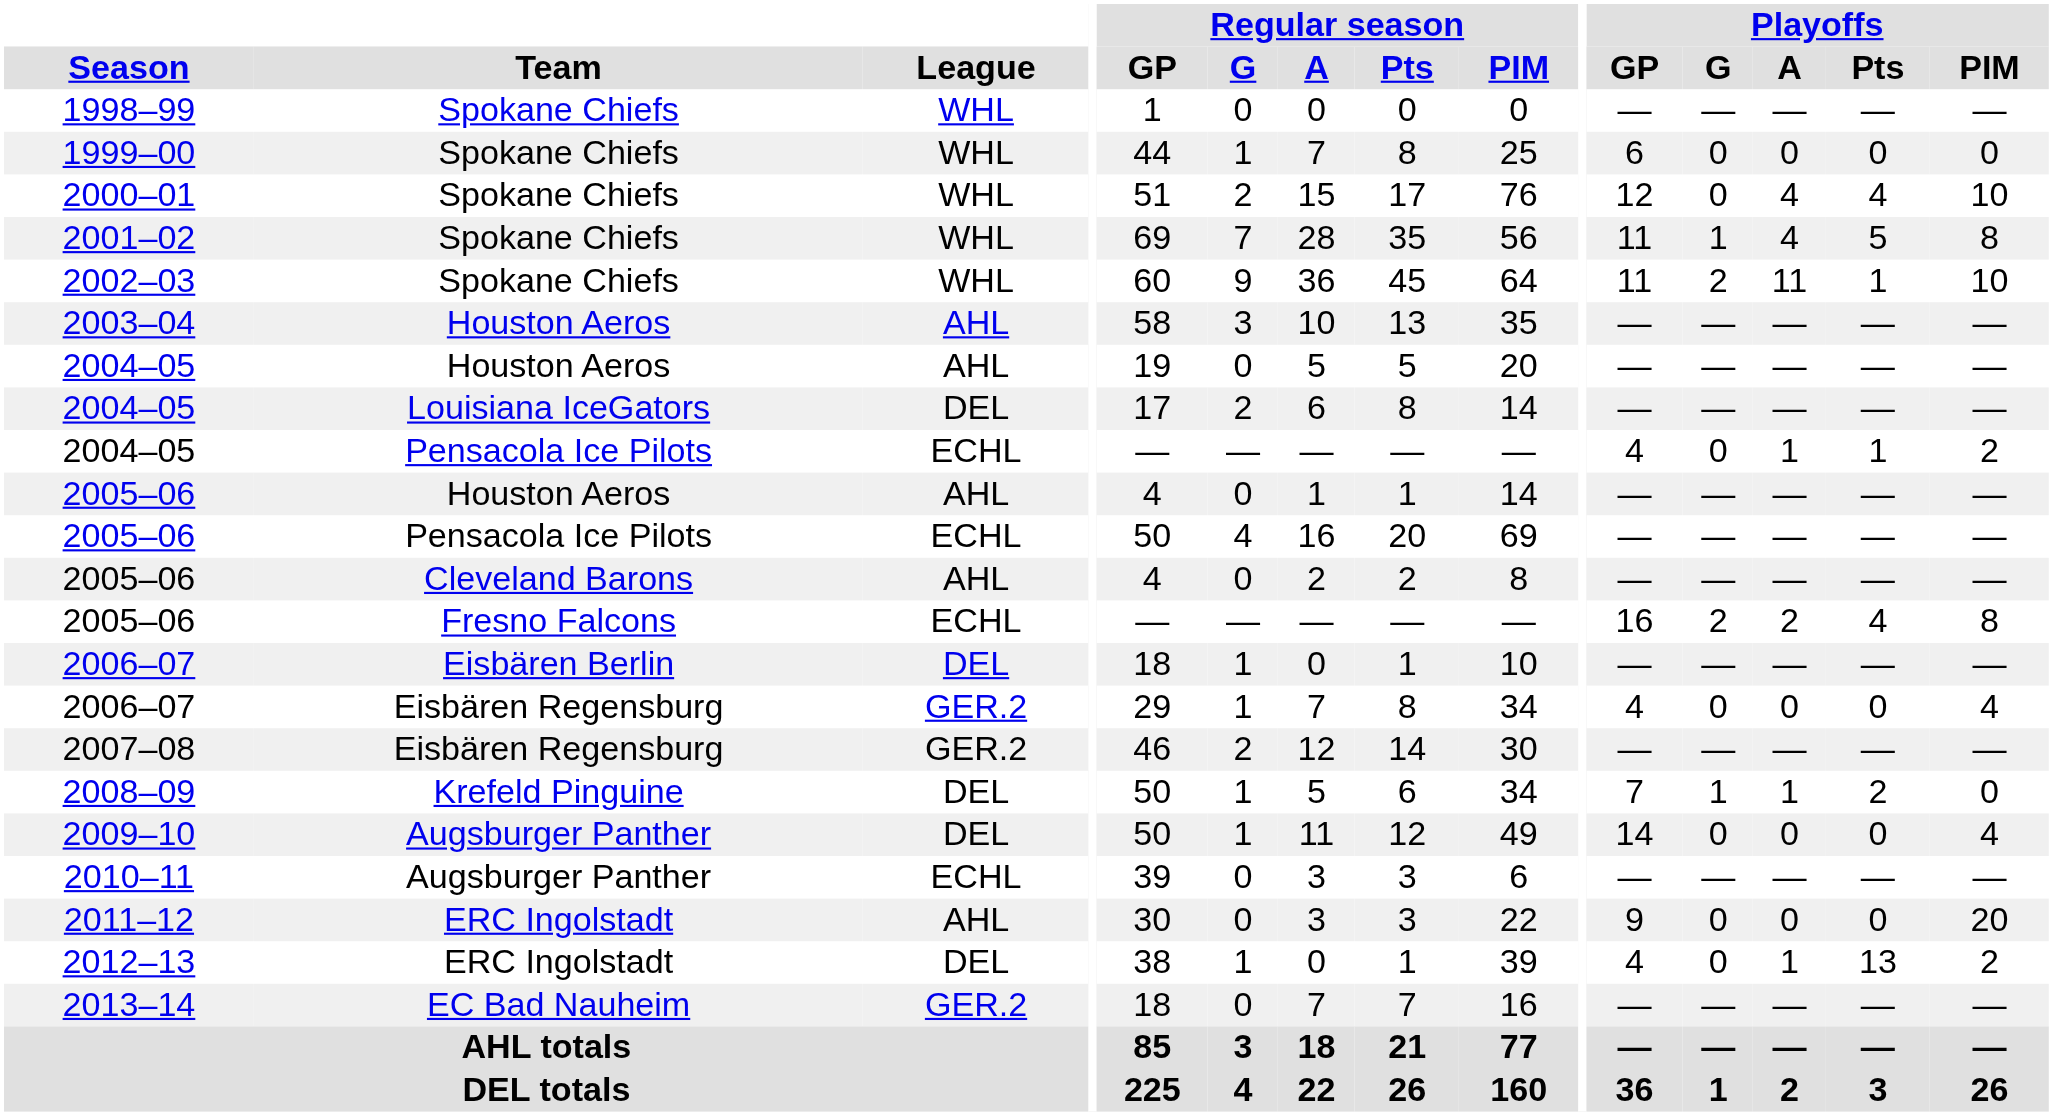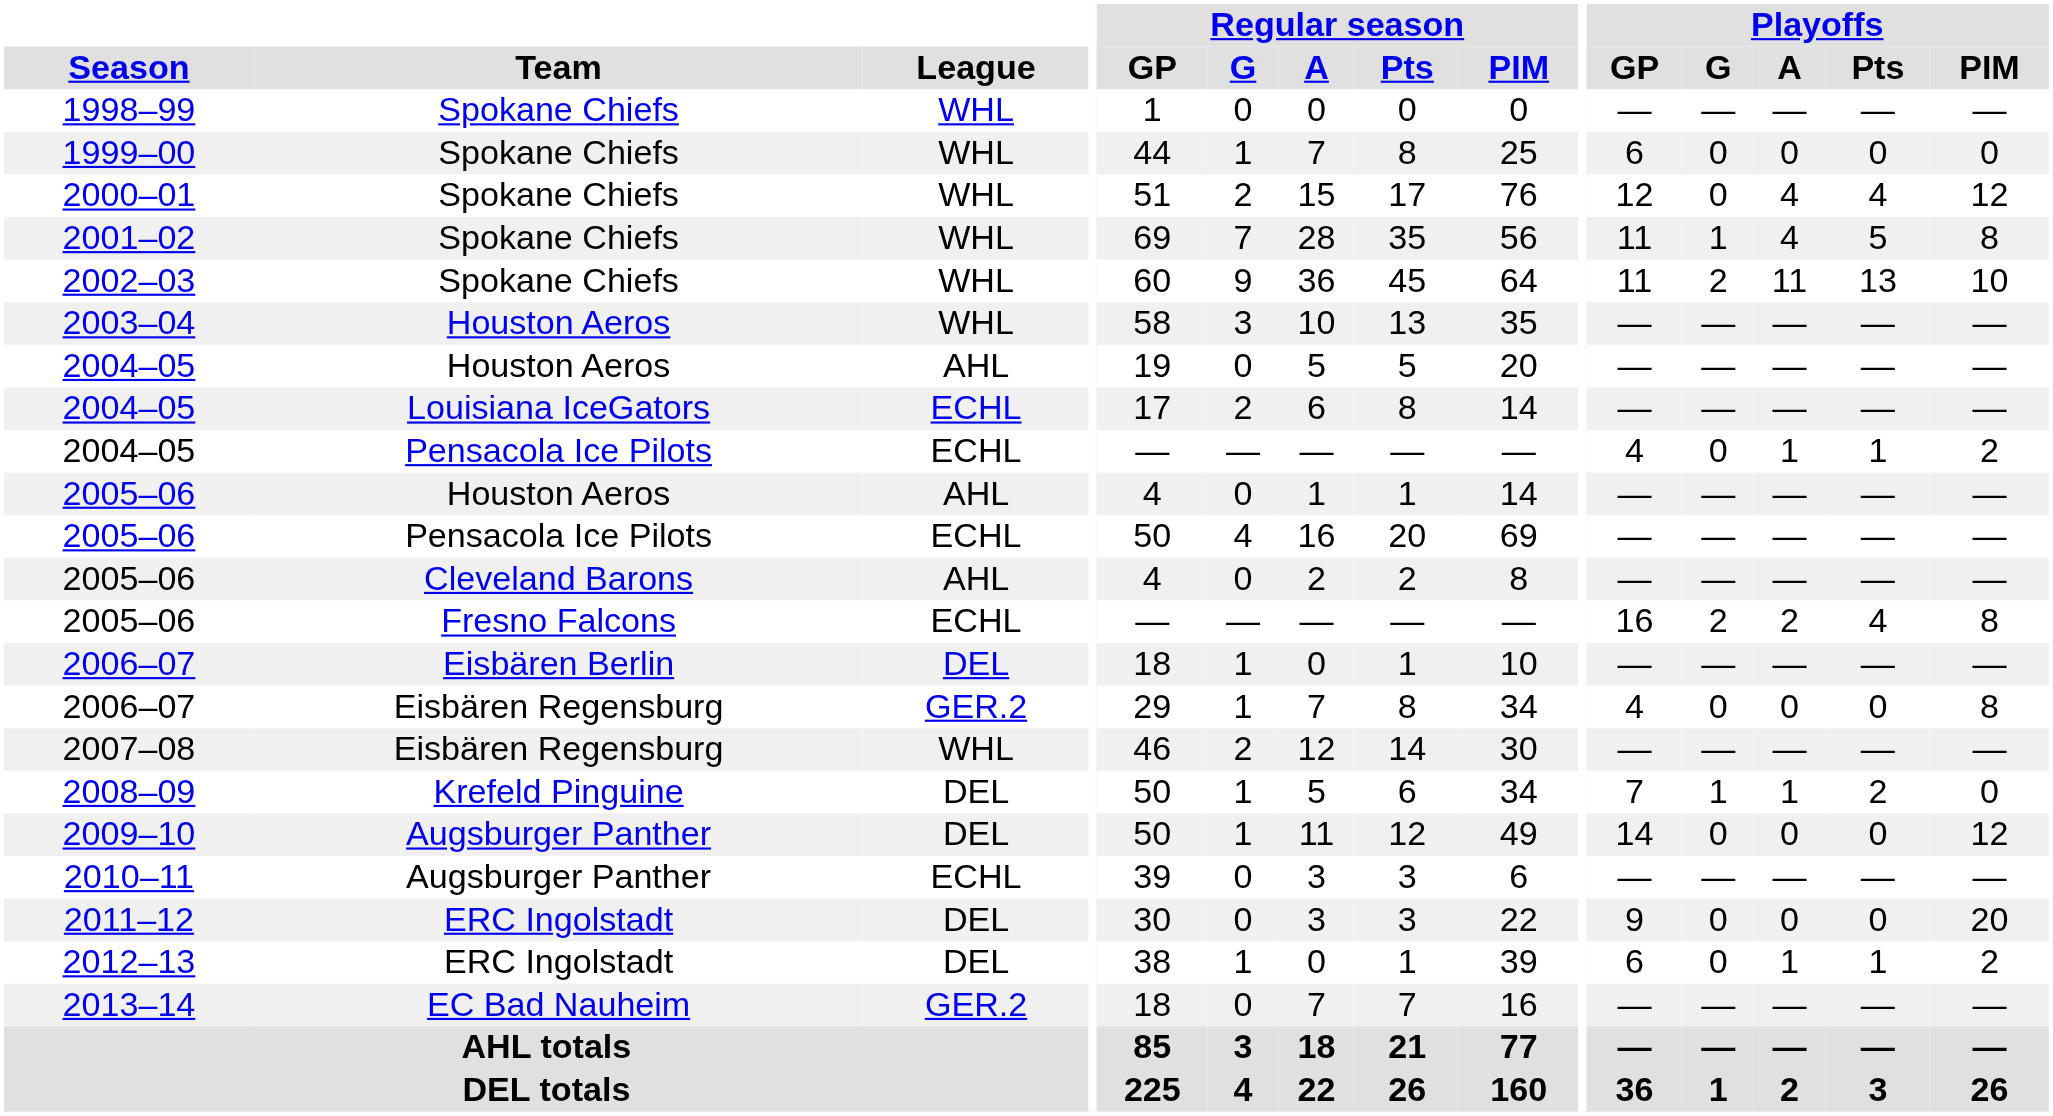(1989, 195) 10 -> (1989, 195) 12
(1878, 280) 1 -> (1878, 280) 13
(976, 322) AHL -> (976, 322) WHL
(976, 408) DEL -> (976, 408) ECHL
(1989, 706) 4 -> (1989, 706) 8
(976, 748) GER.2 -> (976, 748) WHL
(1989, 834) 4 -> (1989, 834) 12
(976, 919) AHL -> (976, 919) DEL
(1635, 961) 4 -> (1635, 961) 6
(1878, 961) 13 -> (1878, 961) 1
